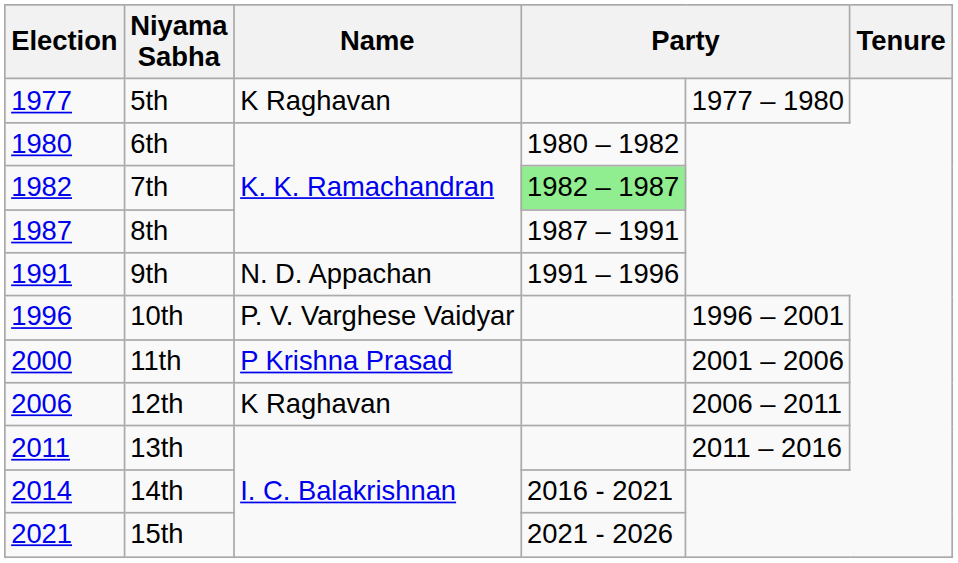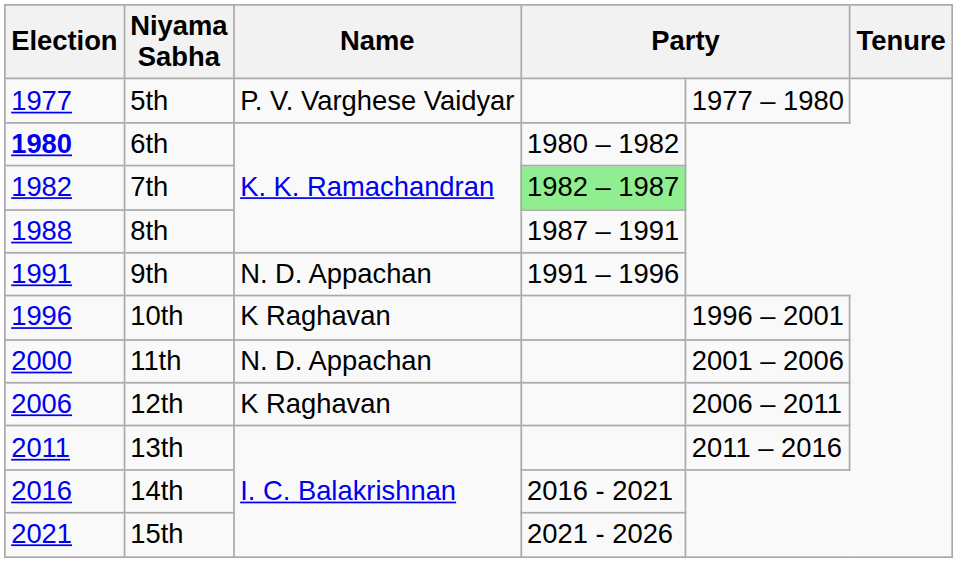(315, 100) K Raghavan -> (377, 100) P. V. Varghese Vaidyar
(42, 143) normal -> (42, 143) bold
(42, 230) 1987 -> (42, 230) 1988
(377, 317) P. V. Varghese Vaidyar -> (315, 317) K Raghavan
(346, 360) P Krishna Prasad -> (336, 360) N. D. Appachan
(42, 490) 2014 -> (42, 490) 2016
